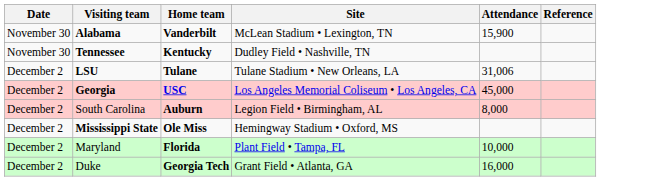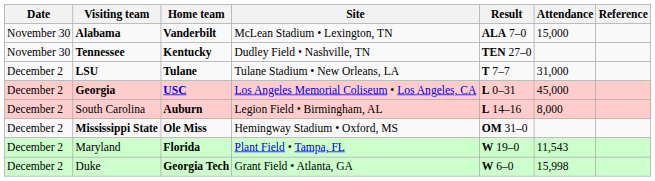+ column: (507, 14)
(498, 33) 15,900 -> (553, 33) 15,000
(498, 71) 31,006 -> (553, 71) 31,000
(498, 147) 10,000 -> (553, 147) 11,543
(498, 166) 16,000 -> (553, 166) 15,998
